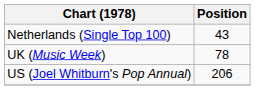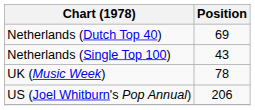+ row: (84, 34)
